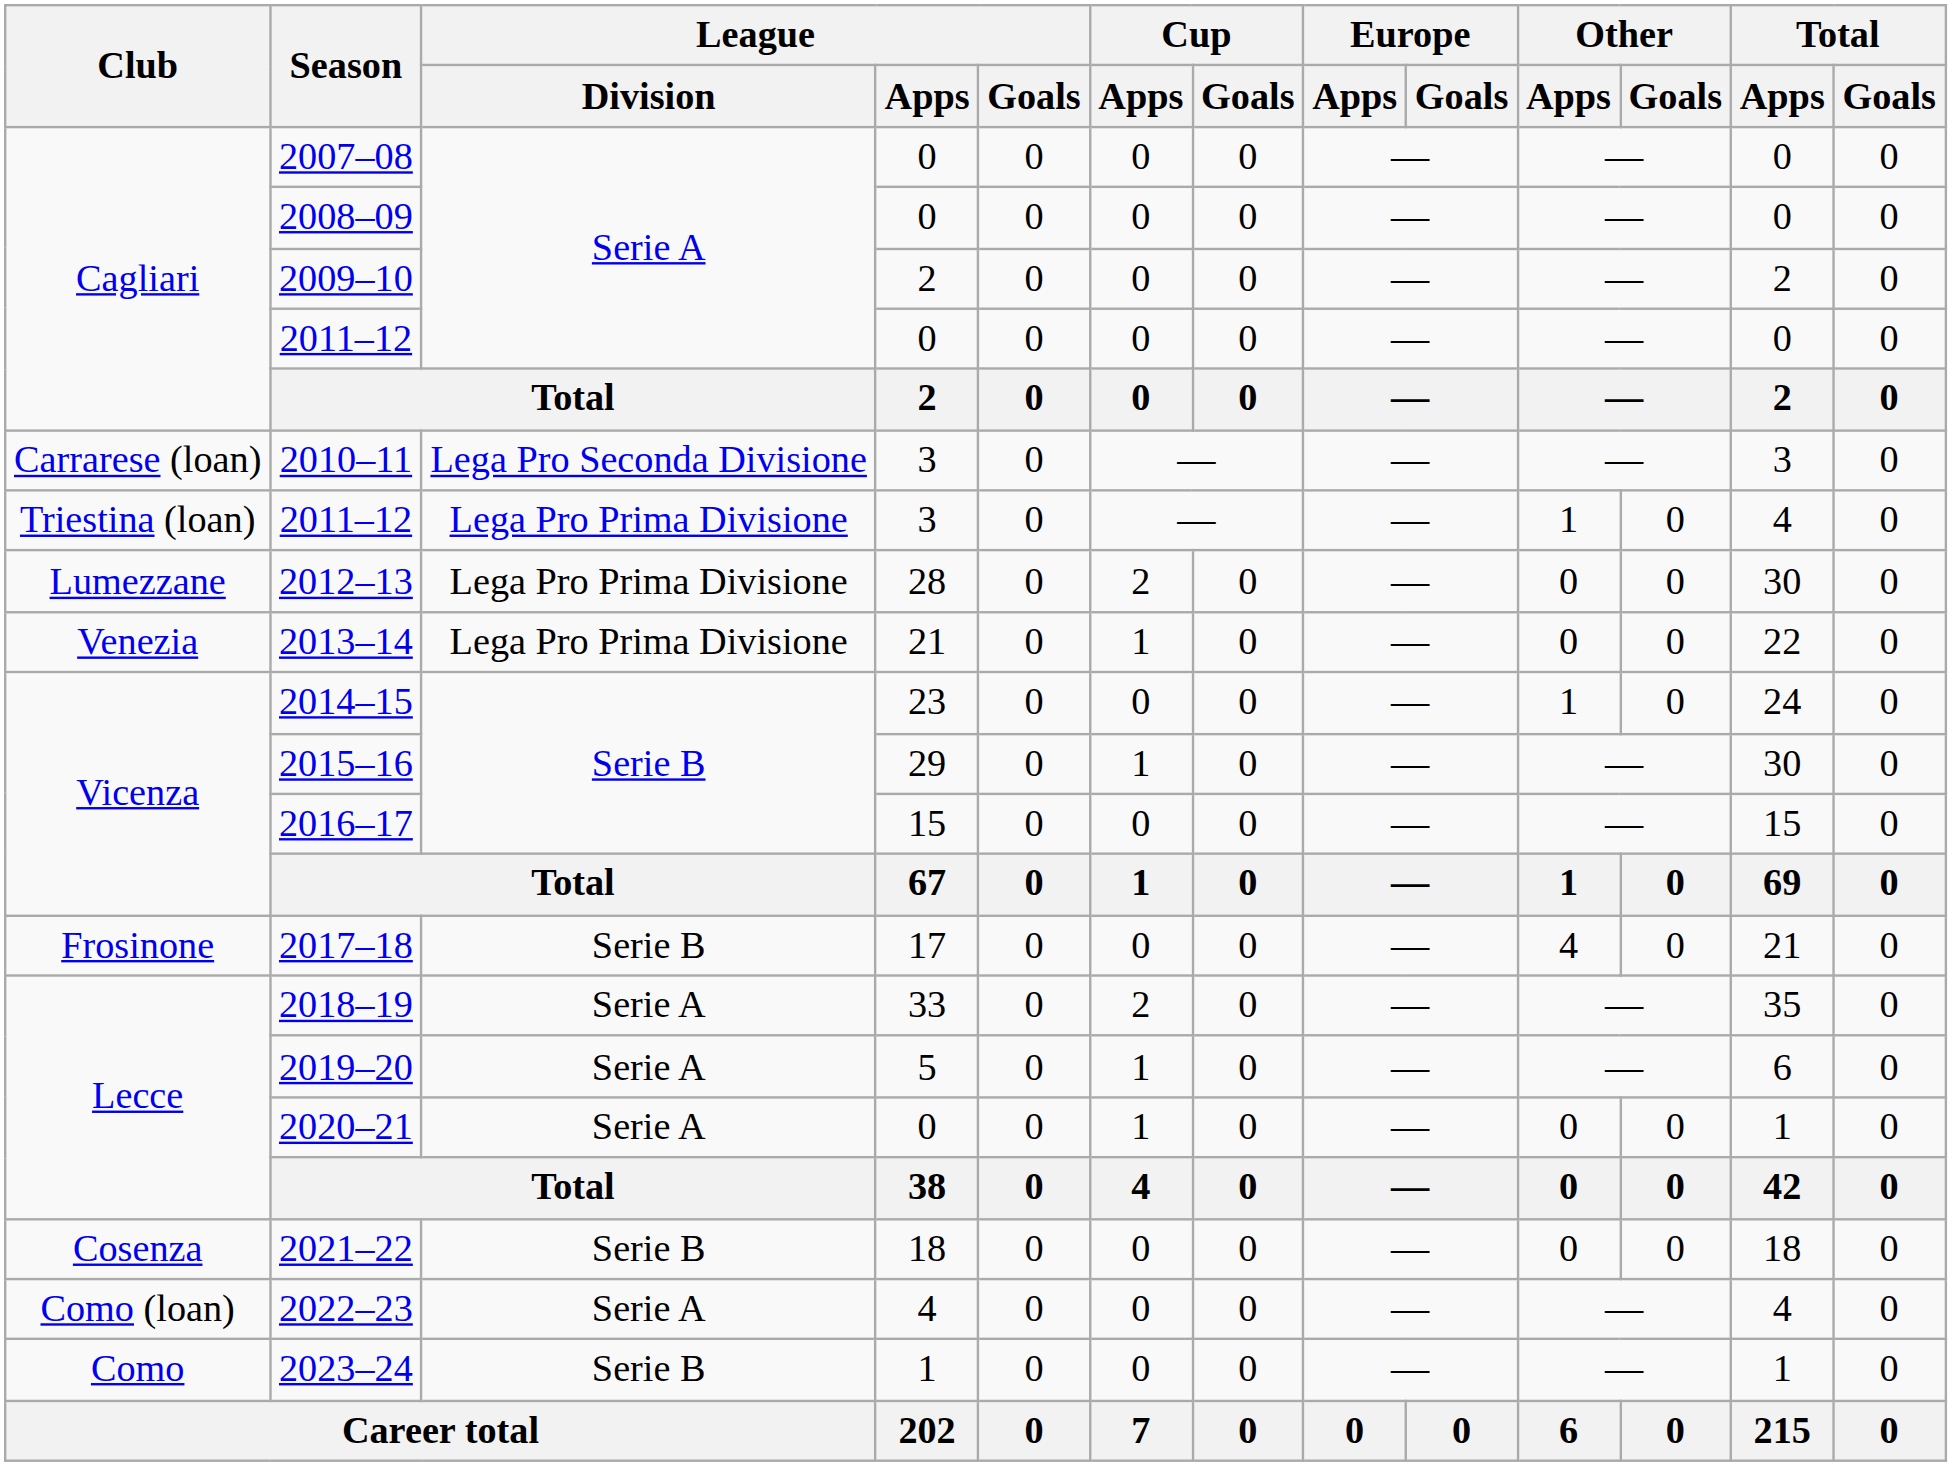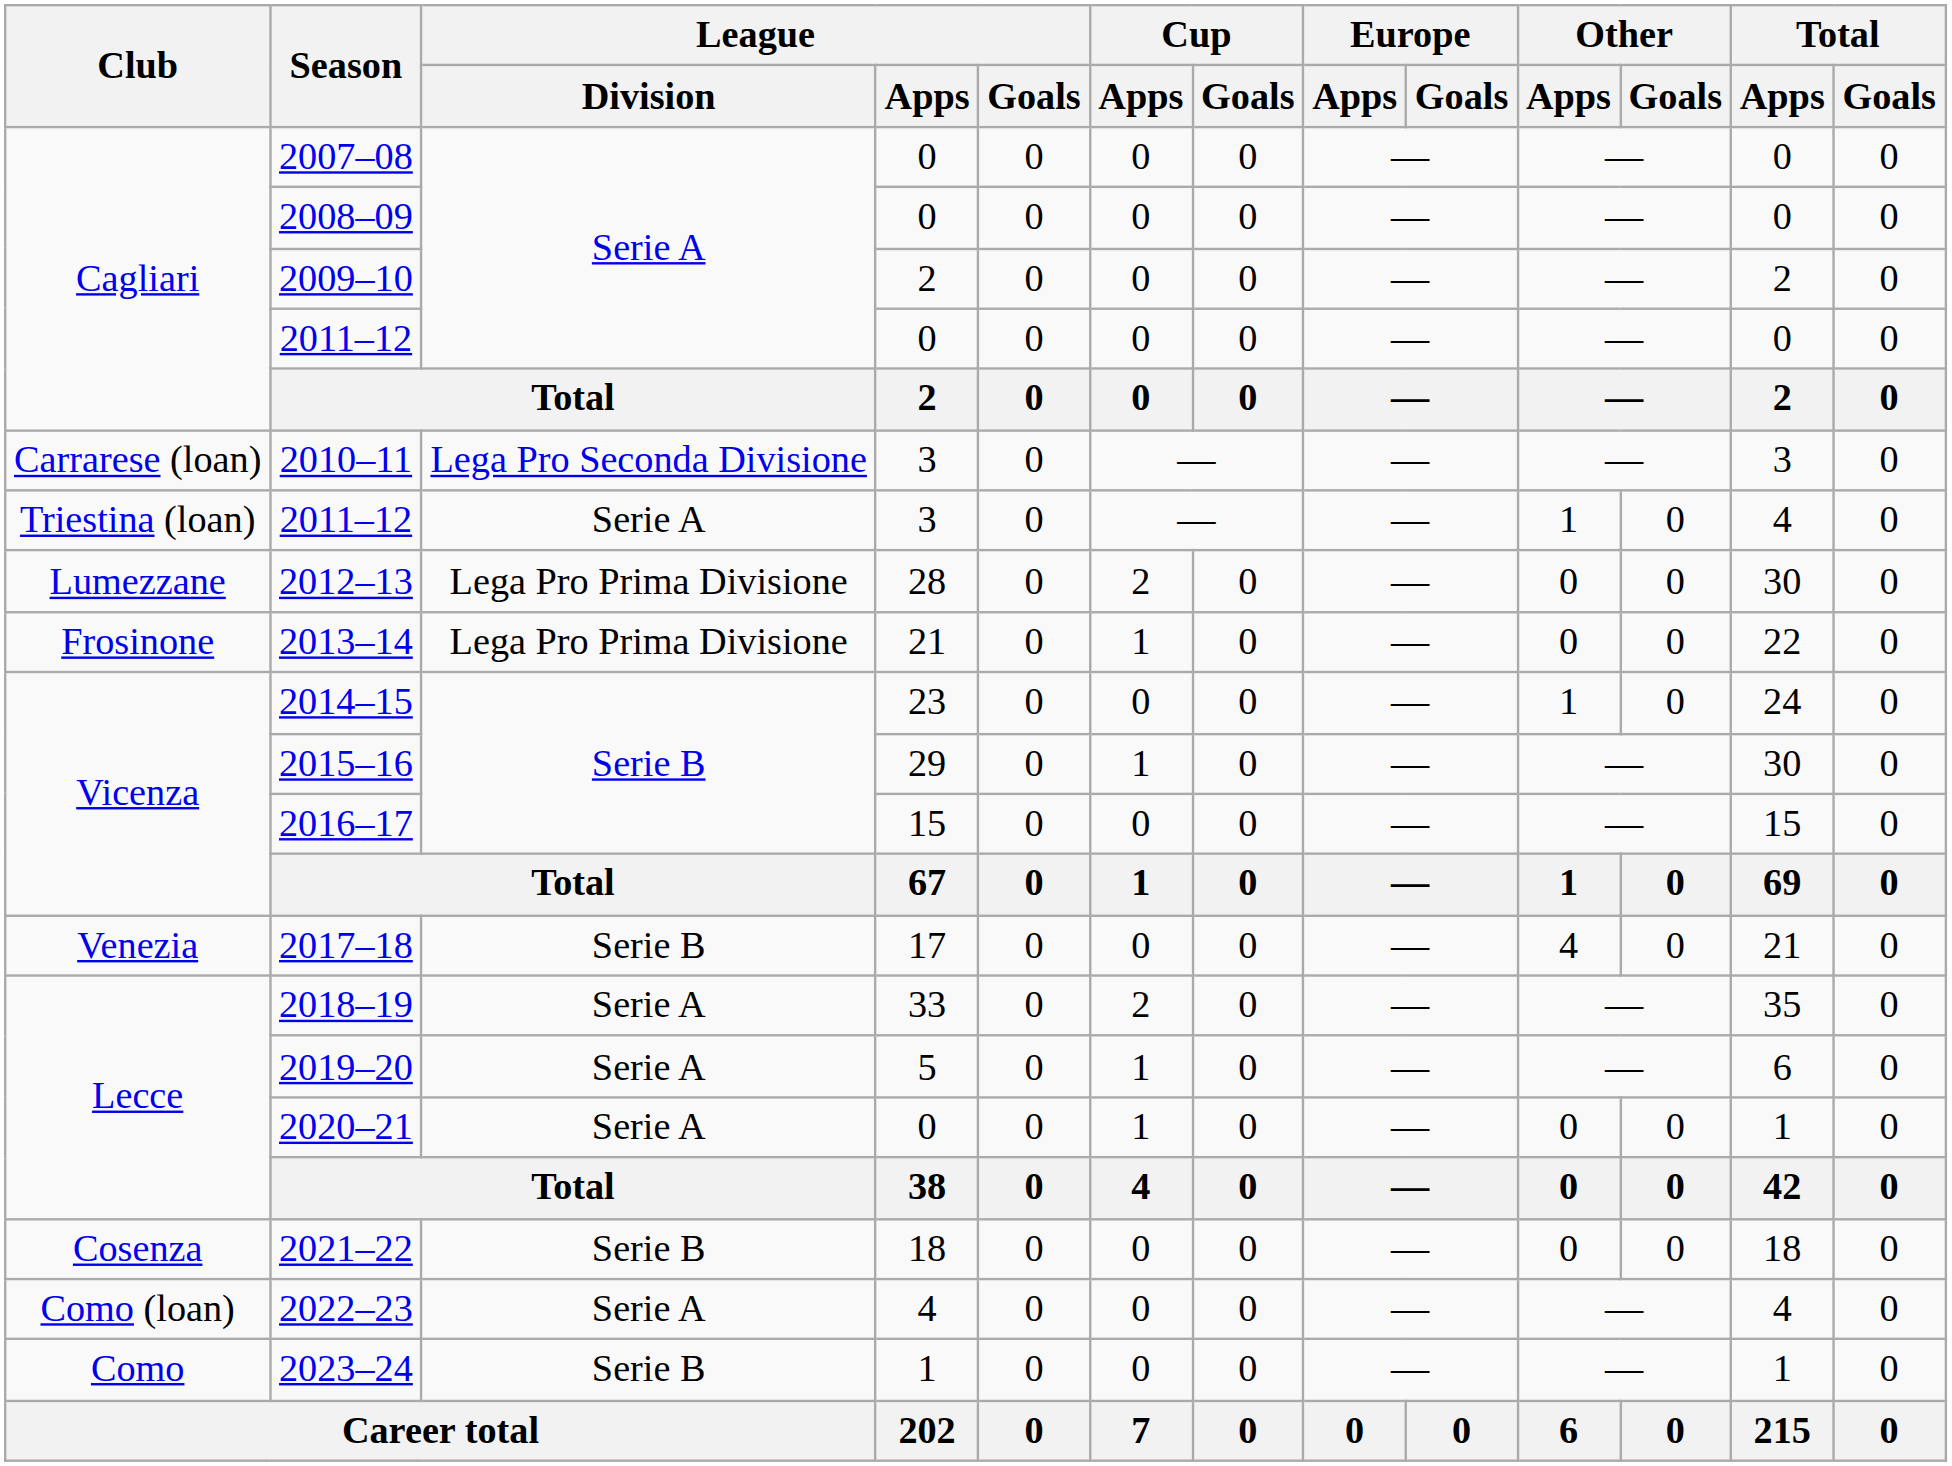(649, 519) Lega Pro Prima Divisione -> (649, 519) Serie A
(138, 641) Venezia -> (138, 641) Frosinone
(138, 944) Frosinone -> (138, 944) Venezia
